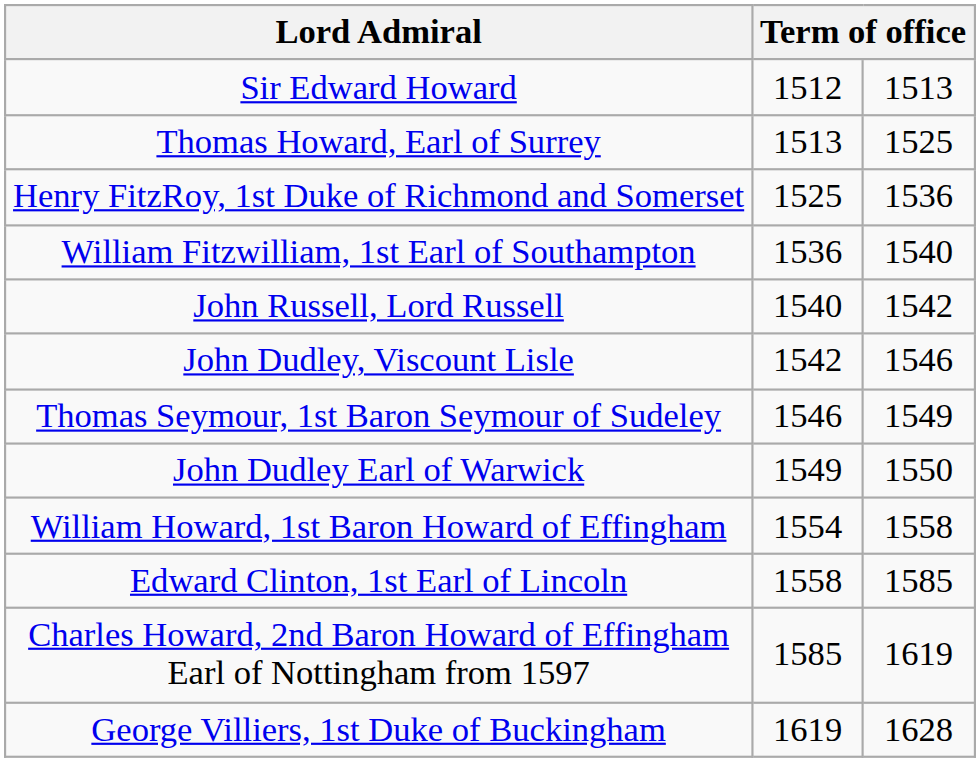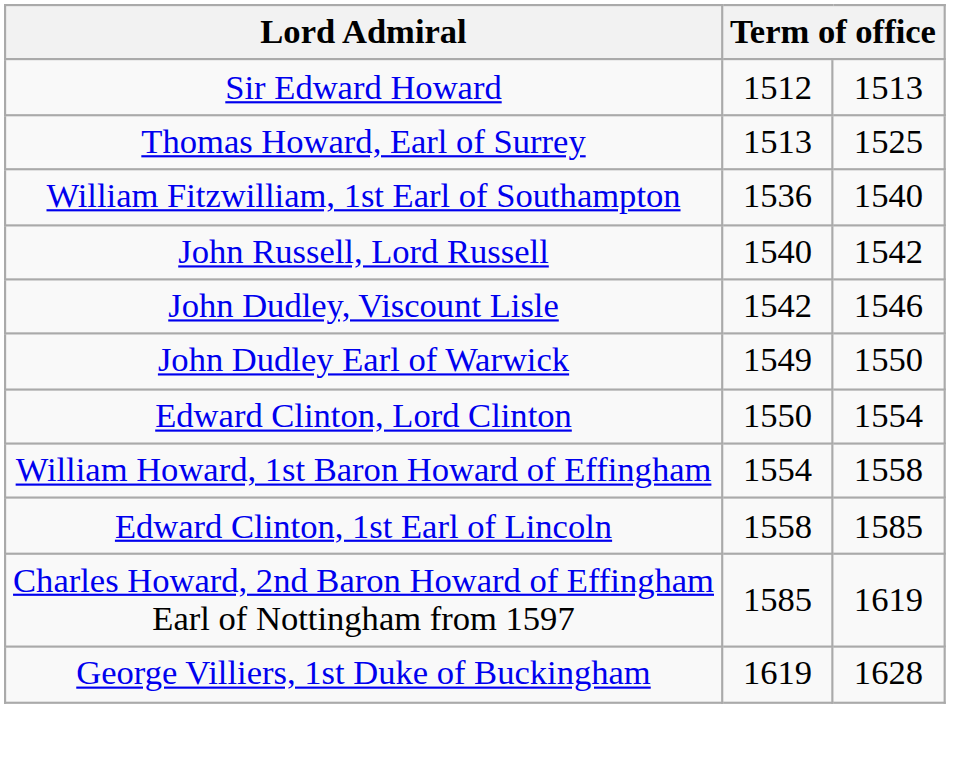- row: (379, 196)
- row: (379, 415)
+ row: (364, 415)
